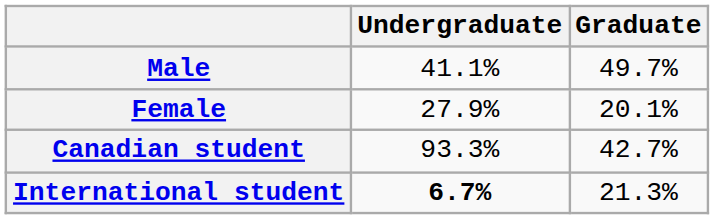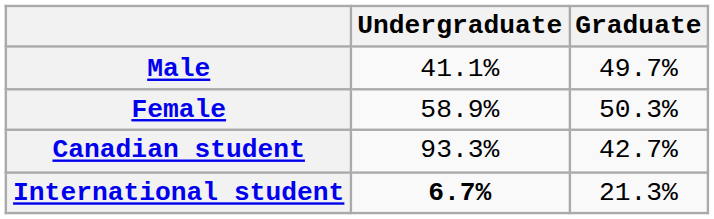(460, 110) 27.9% -> (460, 110) 58.9%
(638, 110) 20.1% -> (638, 110) 50.3%
